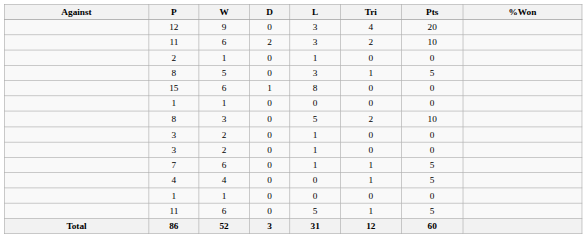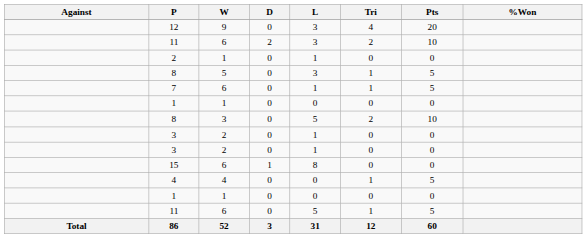rows swapped: (174, 165) <-> (174, 88)
